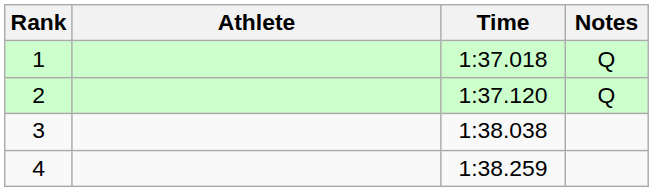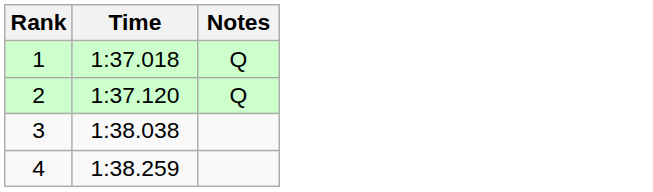- column: (256, 22)
